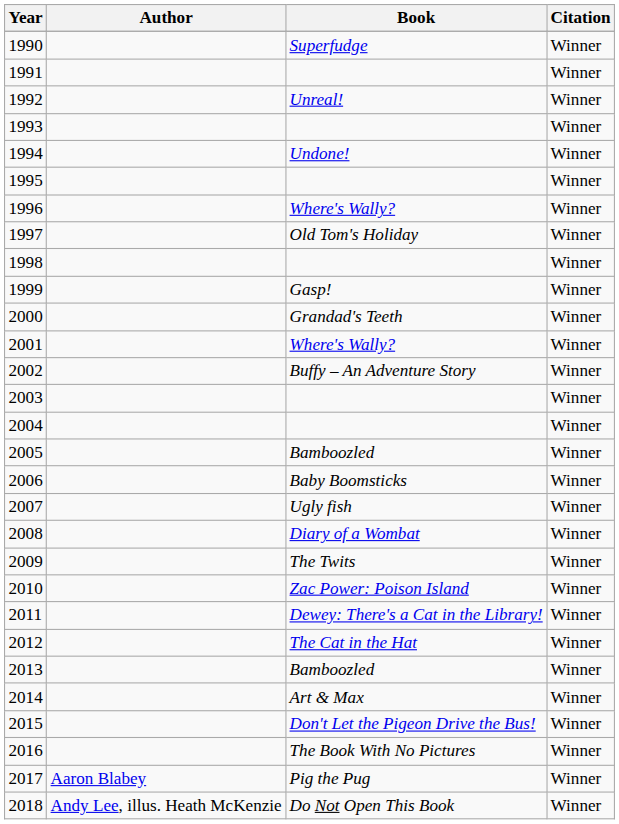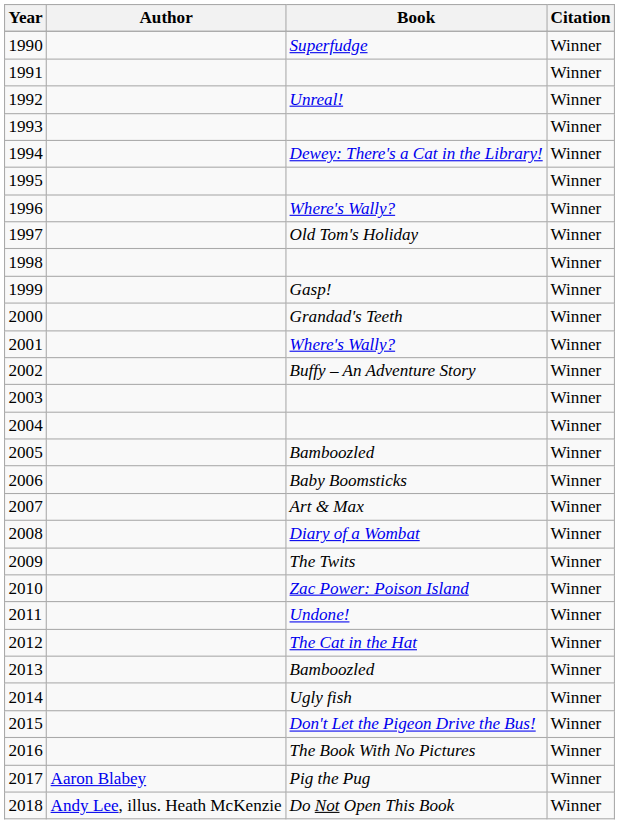(320, 153) Undone! -> (416, 153) Dewey: There's a Cat in the Library!
(321, 506) Ugly fish -> (327, 506) Art & Max
(416, 615) Dewey: There's a Cat in the Library! -> (320, 615) Undone!
(327, 696) Art & Max -> (321, 696) Ugly fish
